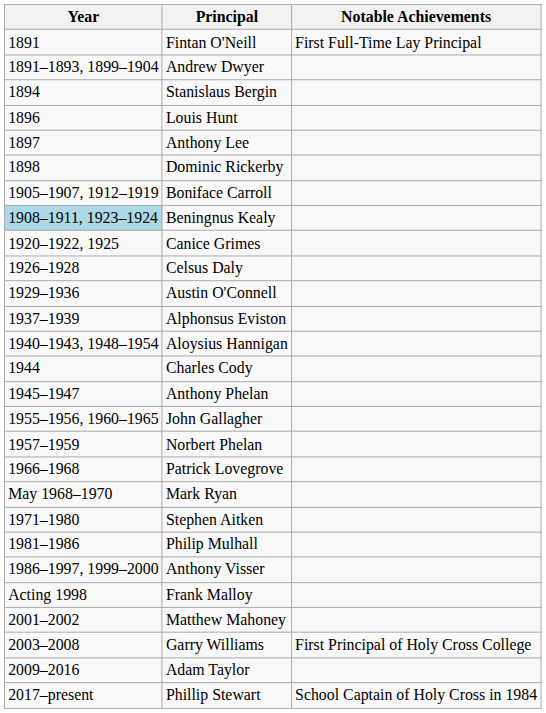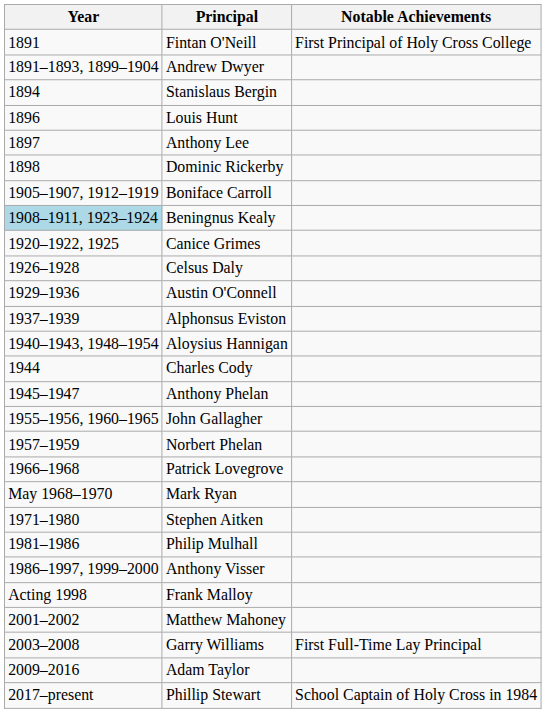(388, 42) First Full-Time Lay Principal -> (413, 42) First Principal of Holy Cross College
(413, 645) First Principal of Holy Cross College -> (388, 645) First Full-Time Lay Principal
